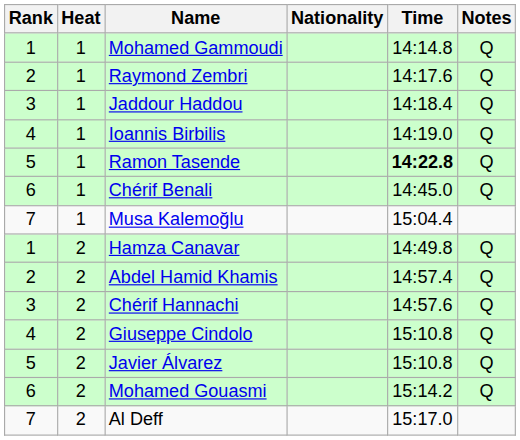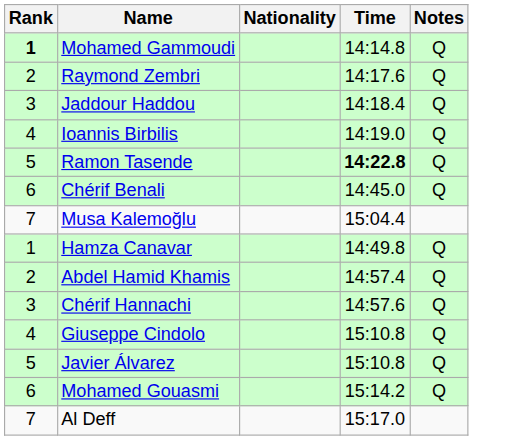- column: (81, 18)
(31, 47) normal -> (31, 47) bold
